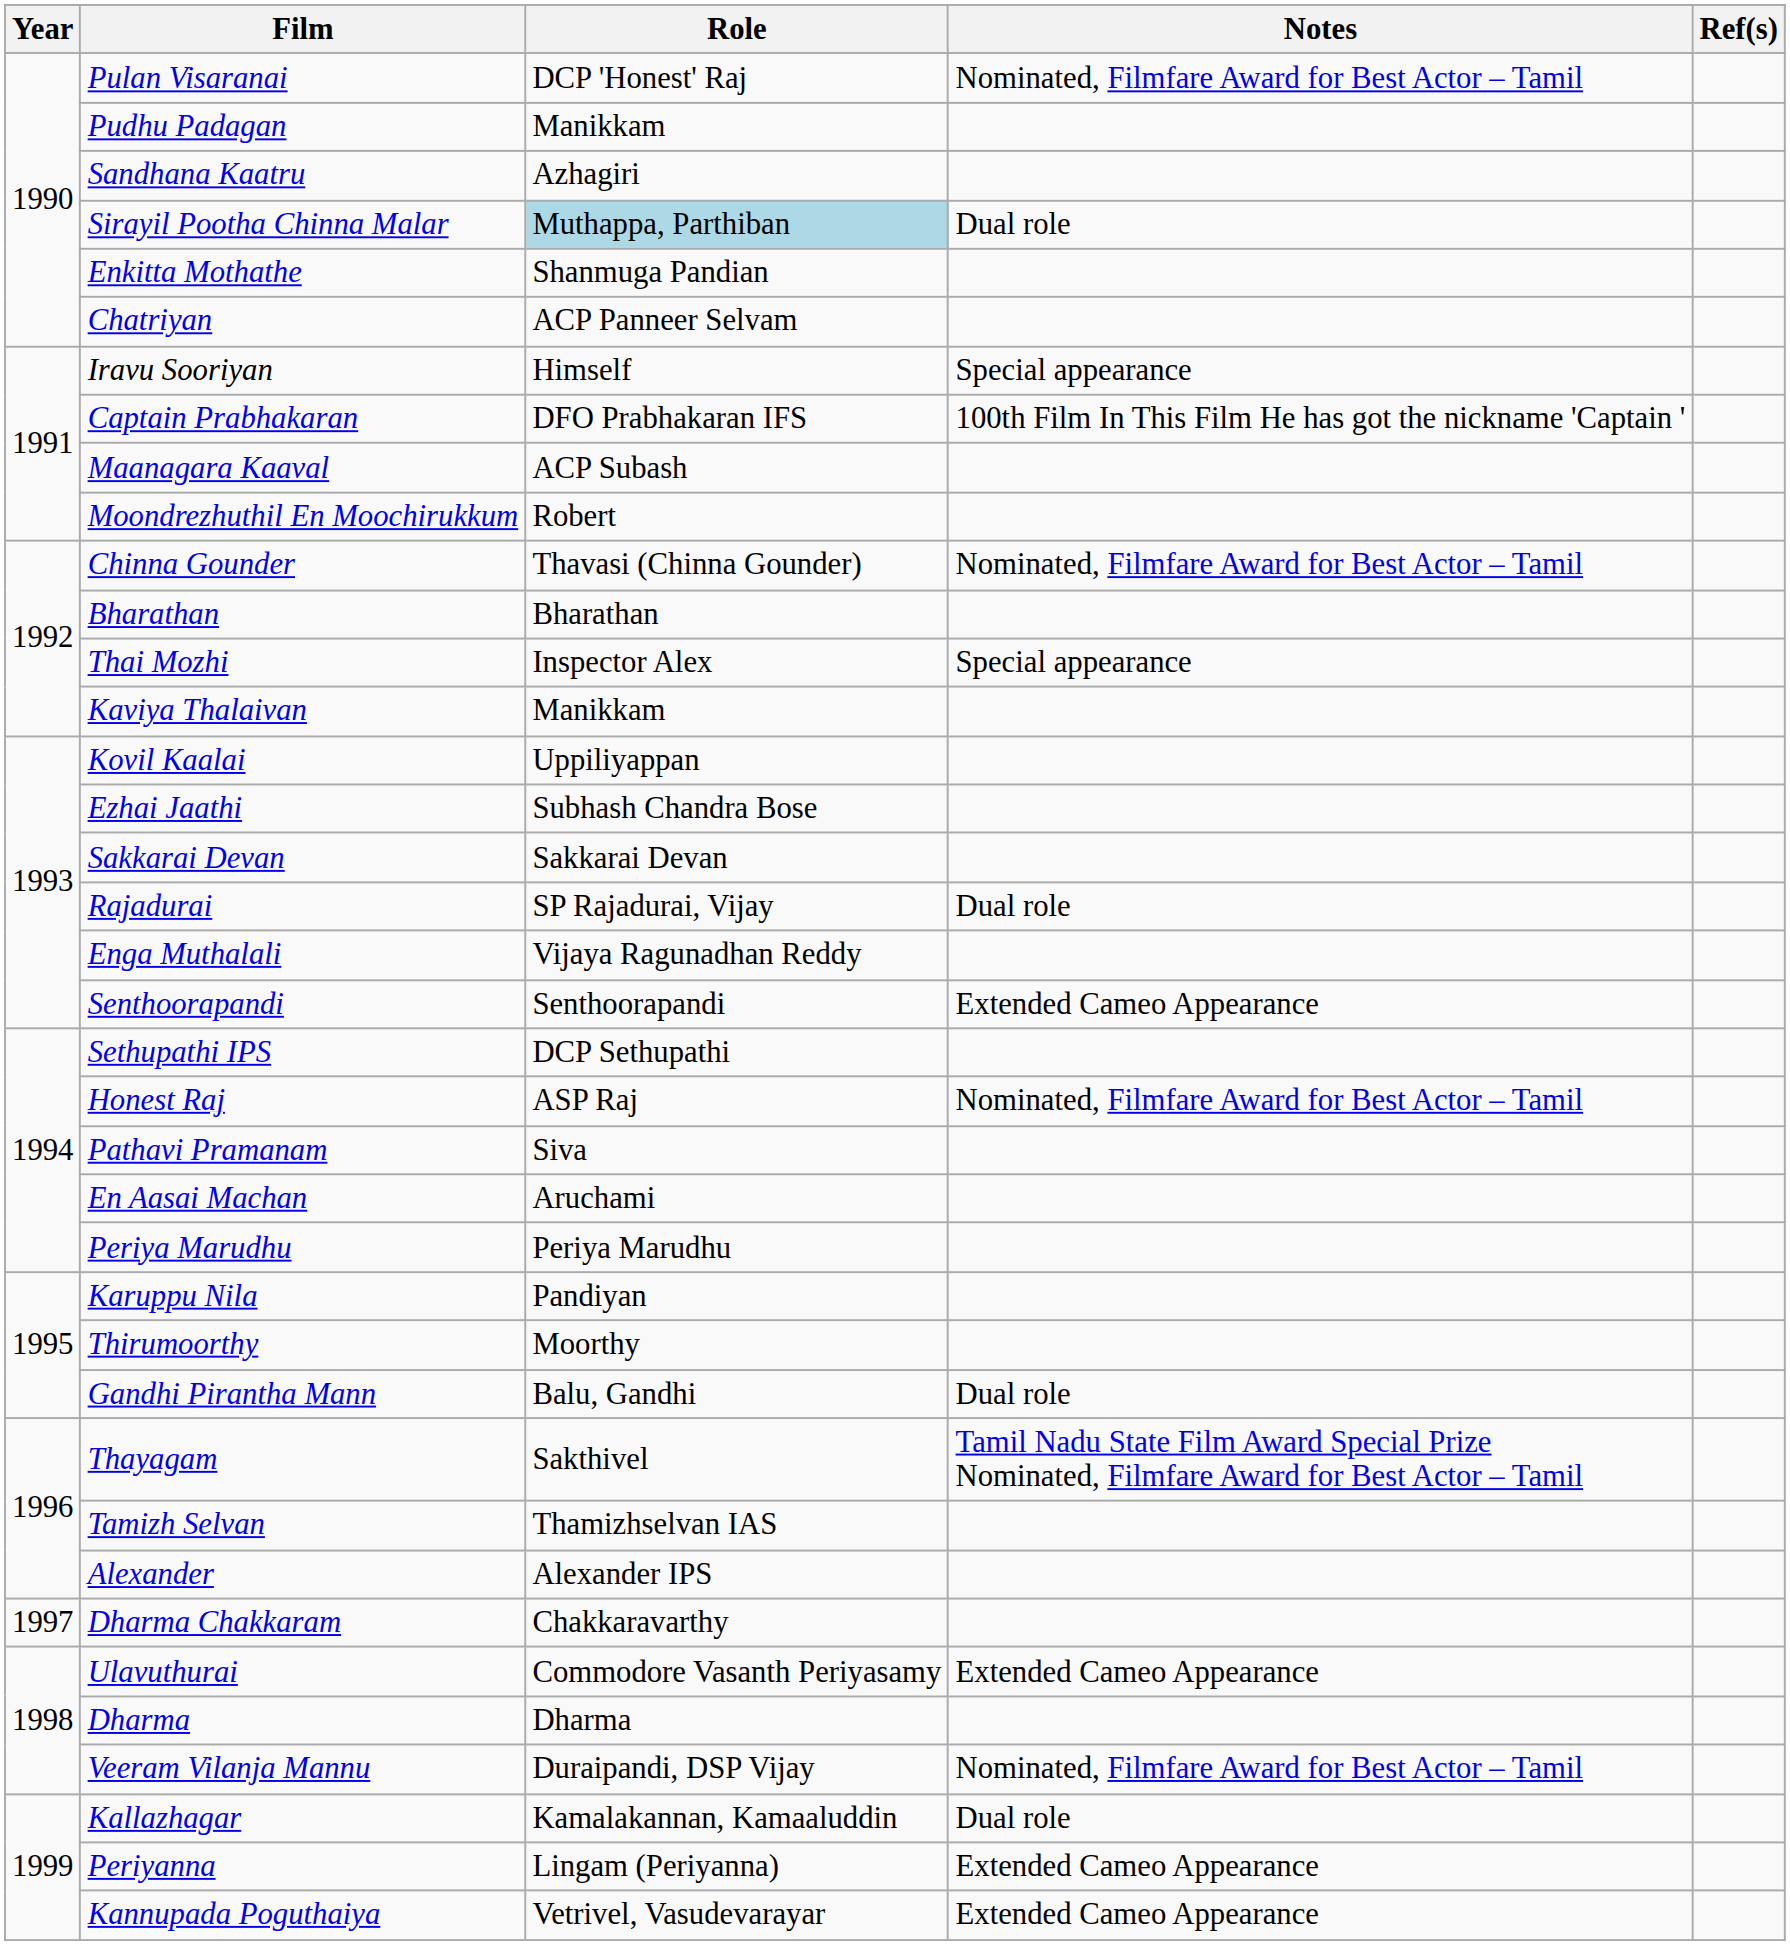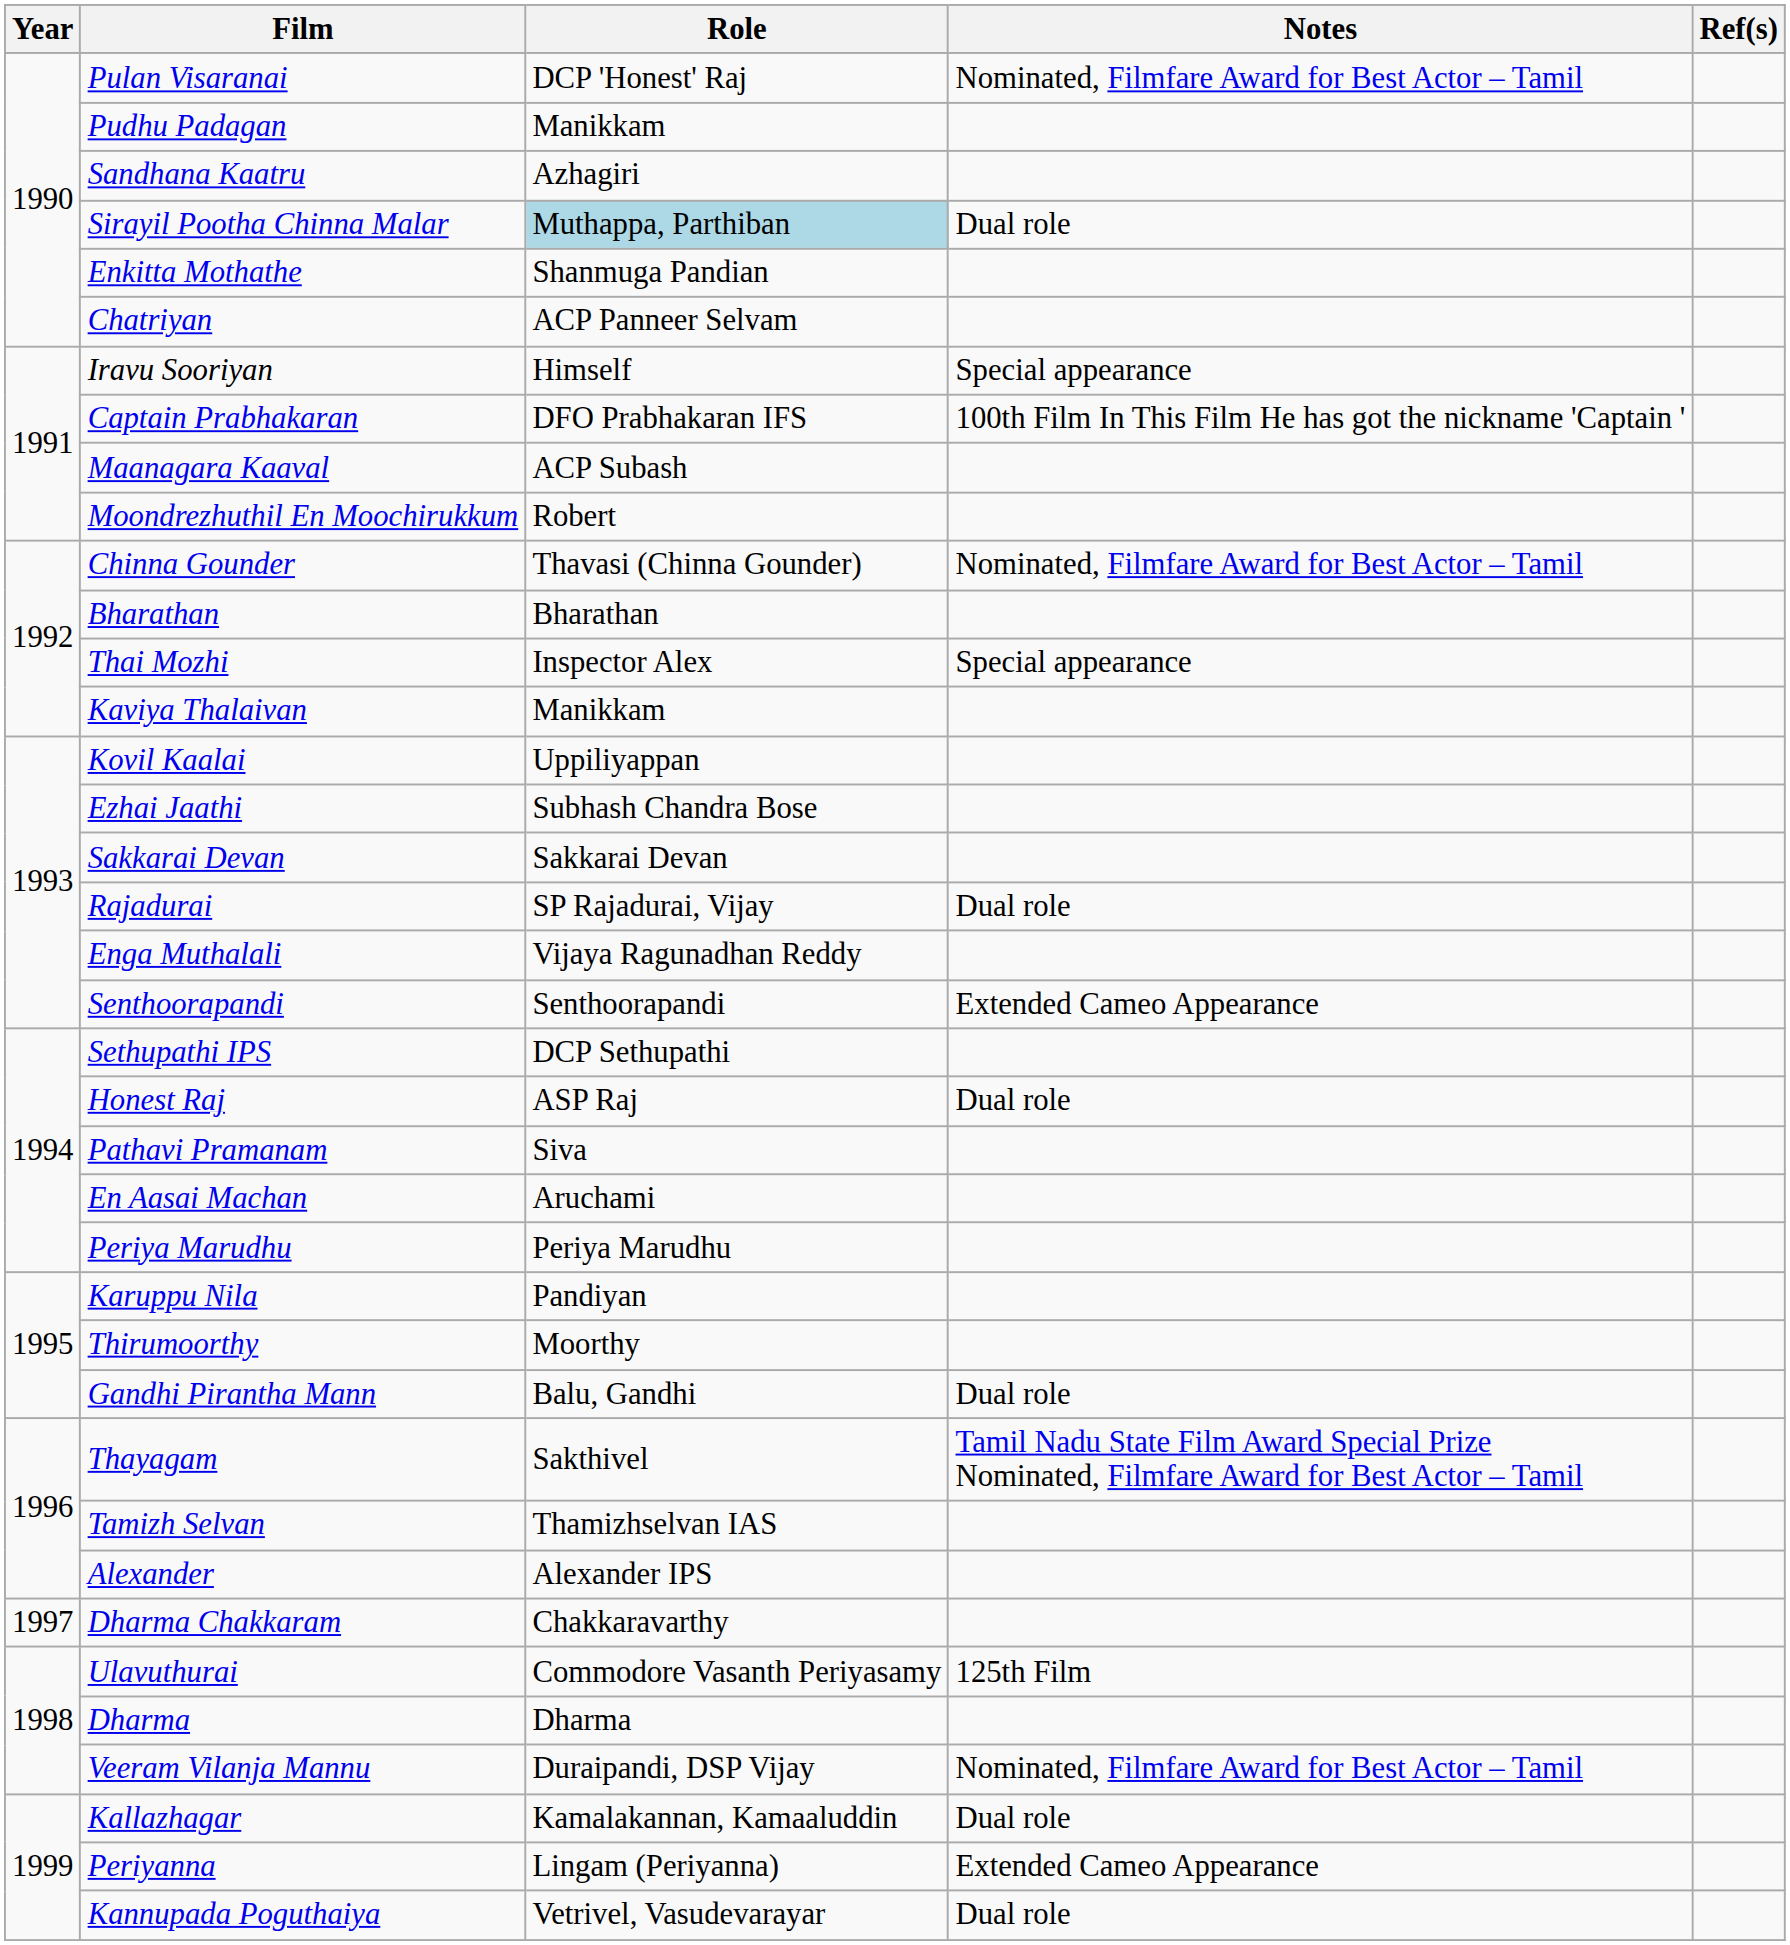(1269, 1100) Nominated, Filmfare Award for Best Actor – Tamil -> (1013, 1100) Dual role
(1137, 1671) Extended Cameo Appearance -> (1023, 1671) 125th Film
(1137, 1914) Extended Cameo Appearance -> (1013, 1914) Dual role
